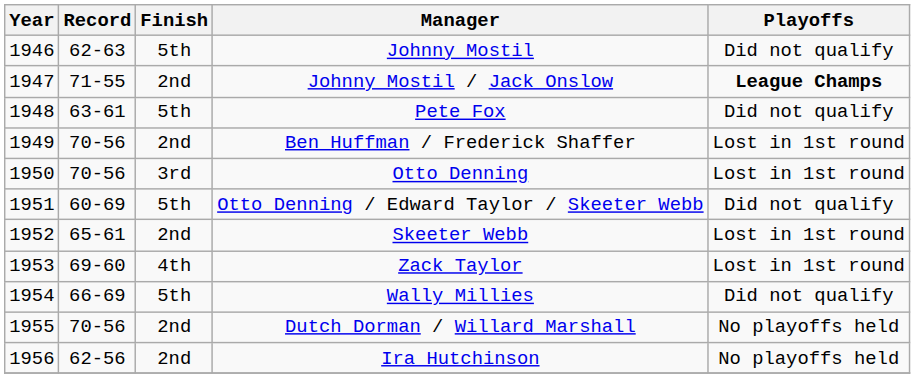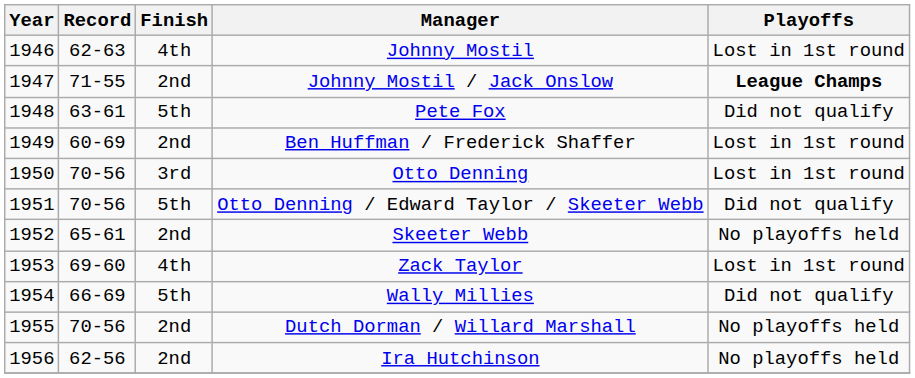(174, 51) 5th -> (174, 51) 4th
(809, 51) Did not qualify -> (809, 51) Lost in 1st round
(97, 143) 70-56 -> (97, 143) 60-69
(97, 204) 60-69 -> (97, 204) 70-56
(809, 235) Lost in 1st round -> (809, 235) No playoffs held
